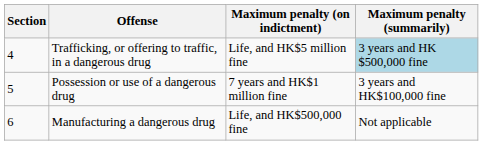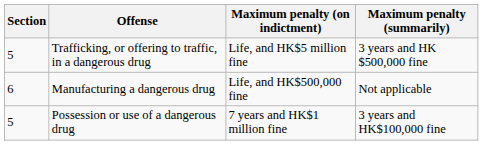(10, 55) 4 -> (10, 55) 5
(397, 55) lightblue background -> (397, 55) no background
rows swapped: (133, 122) <-> (134, 89)
